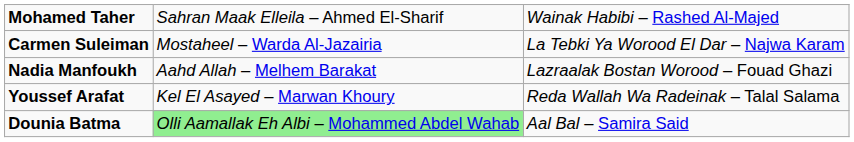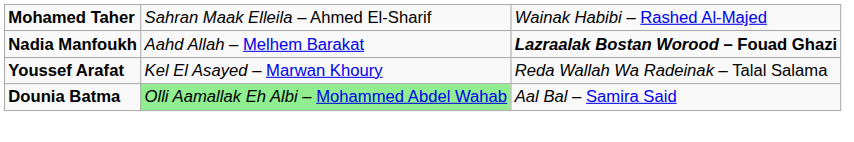- row: (79, 44)
(679, 70) normal -> (676, 44) bold
